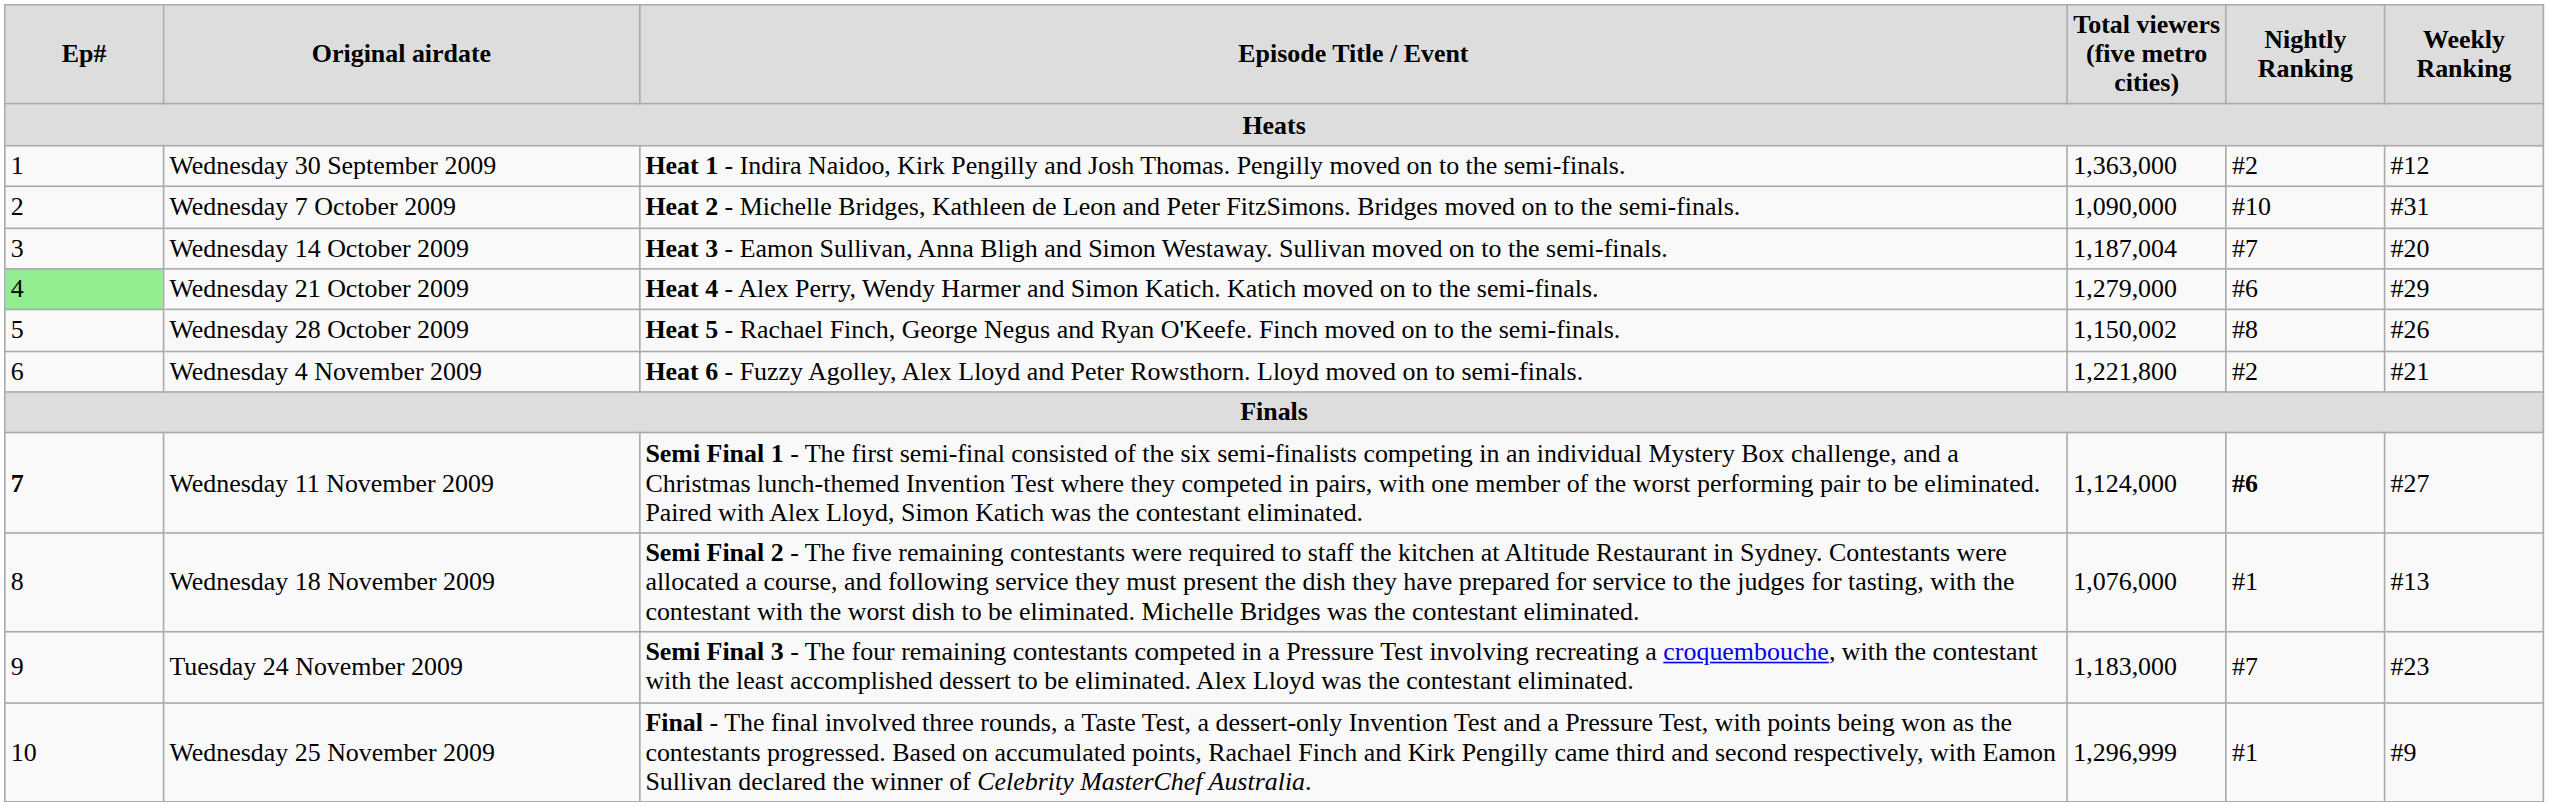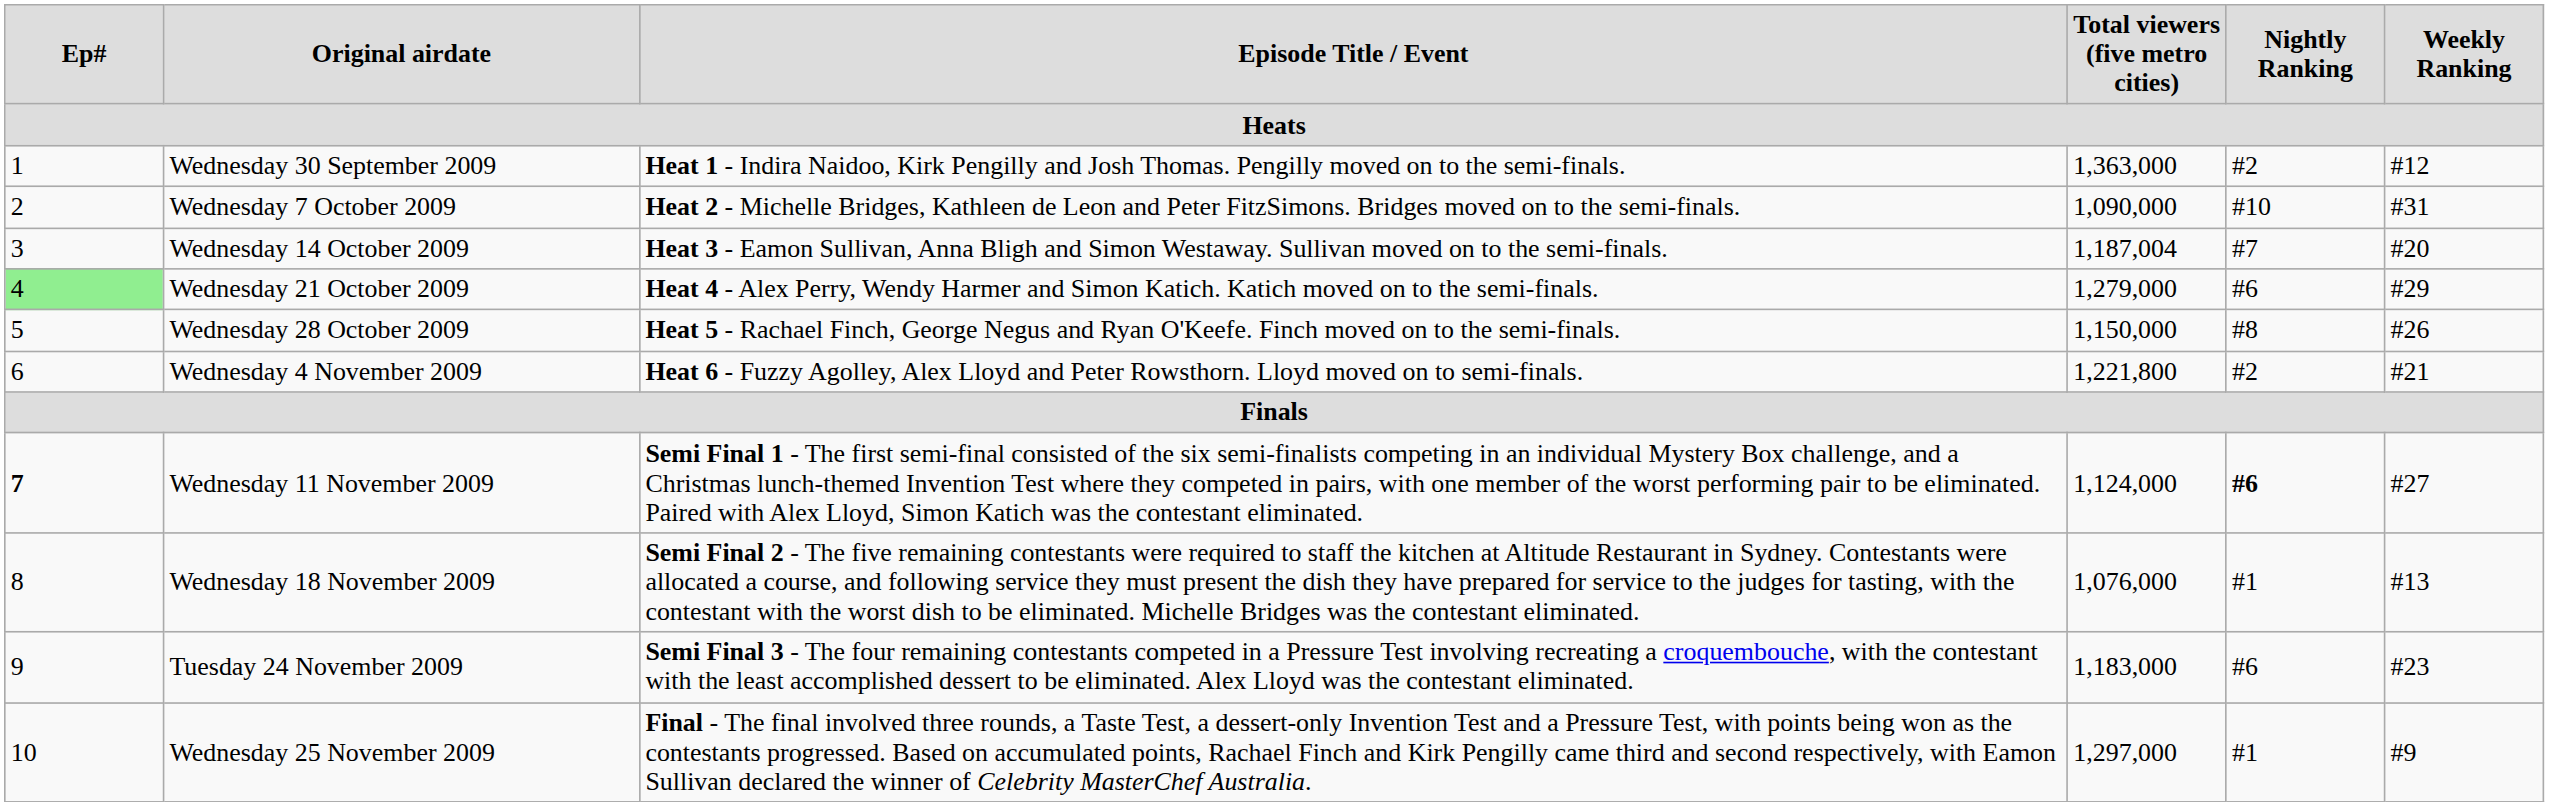(2125, 330) 1,150,002 -> (2125, 330) 1,150,000
(2245, 666) #7 -> (2245, 666) #6
(2125, 751) 1,296,999 -> (2125, 751) 1,297,000
